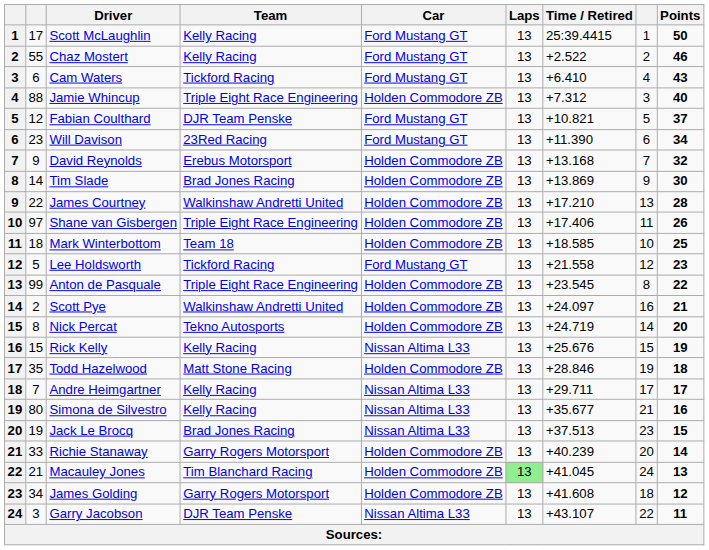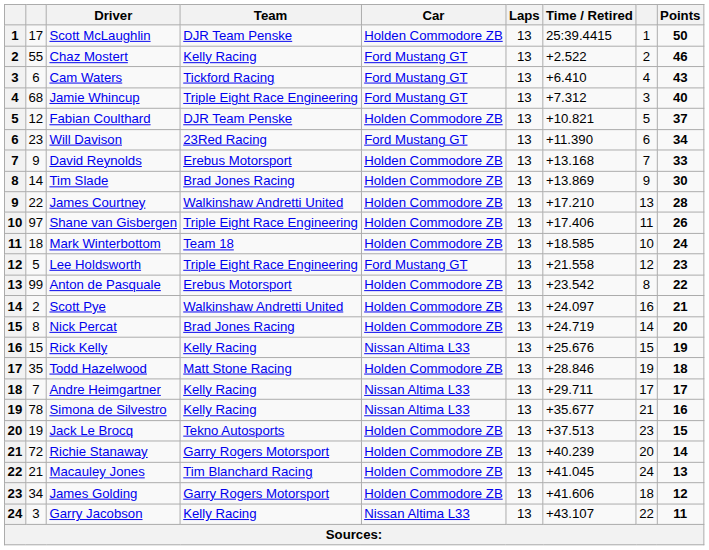(220, 35) Kelly Racing -> (238, 35) DJR Team Penske
(416, 35) Ford Mustang GT -> (433, 35) Holden Commodore ZB
(36, 98) 88 -> (36, 98) 68
(433, 98) Holden Commodore ZB -> (416, 98) Ford Mustang GT
(416, 118) Ford Mustang GT -> (433, 118) Holden Commodore ZB
(680, 160) 32 -> (680, 160) 33
(680, 243) 25 -> (680, 243) 24
(229, 264) Tickford Racing -> (271, 264) Triple Eight Race Engineering
(271, 285) Triple Eight Race Engineering -> (237, 285) Erebus Motorsport
(570, 285) +23.545 -> (570, 285) +23.542
(234, 326) Tekno Autosports -> (239, 326) Brad Jones Racing
(36, 410) 80 -> (36, 410) 78
(239, 430) Brad Jones Racing -> (234, 430) Tekno Autosports
(417, 430) Nissan Altima L33 -> (433, 430) Holden Commodore ZB
(36, 451) 33 -> (36, 451) 72
(524, 472) lightgreen background -> (524, 472) no background
(570, 493) +41.608 -> (570, 493) +41.606
(238, 514) DJR Team Penske -> (220, 514) Kelly Racing
